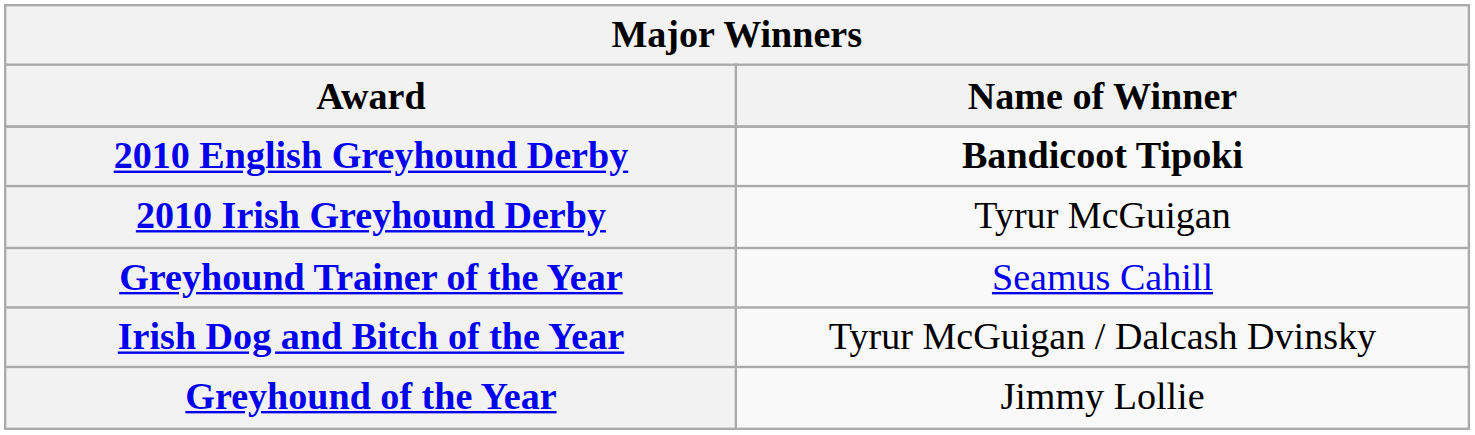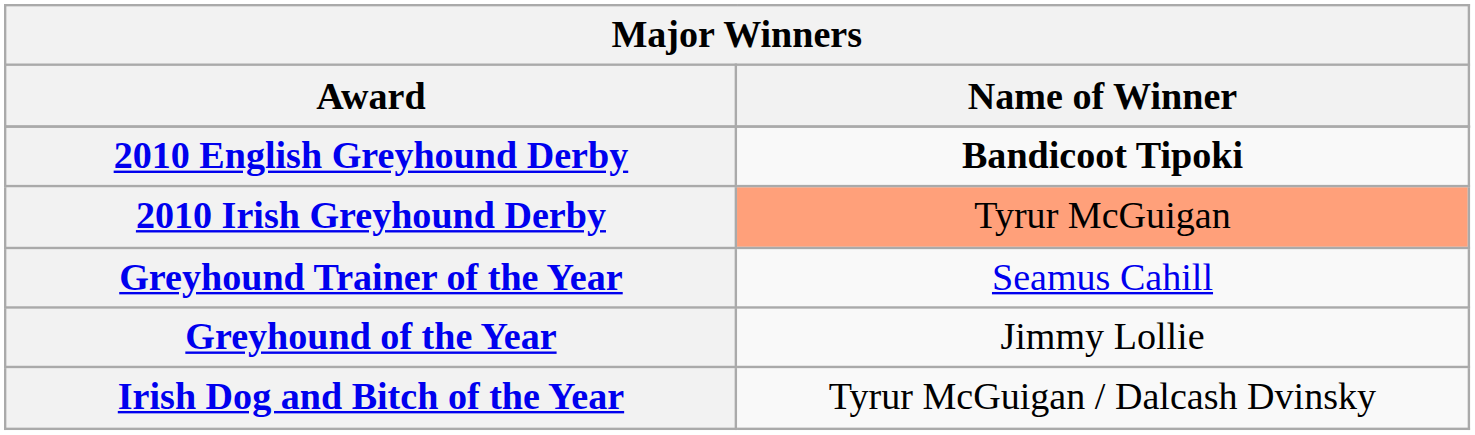(1103, 215) no background -> (1103, 215) lightsalmon background
rows swapped: (371, 397) <-> (371, 336)
